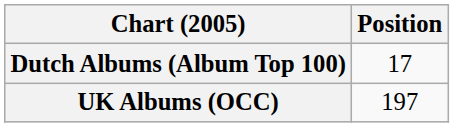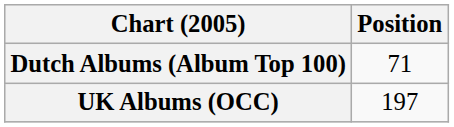(400, 63) 17 -> (400, 63) 71
